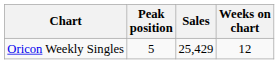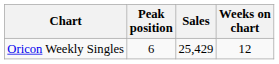(151, 48) 5 -> (151, 48) 6
